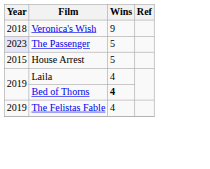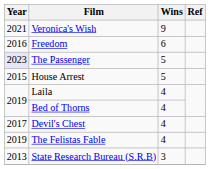(17, 28) 2018 -> (17, 28) 2021
+ row: (49, 44)
(113, 92) bold -> (163, 108) normal
+ row: (58, 124)
+ row: (94, 156)
